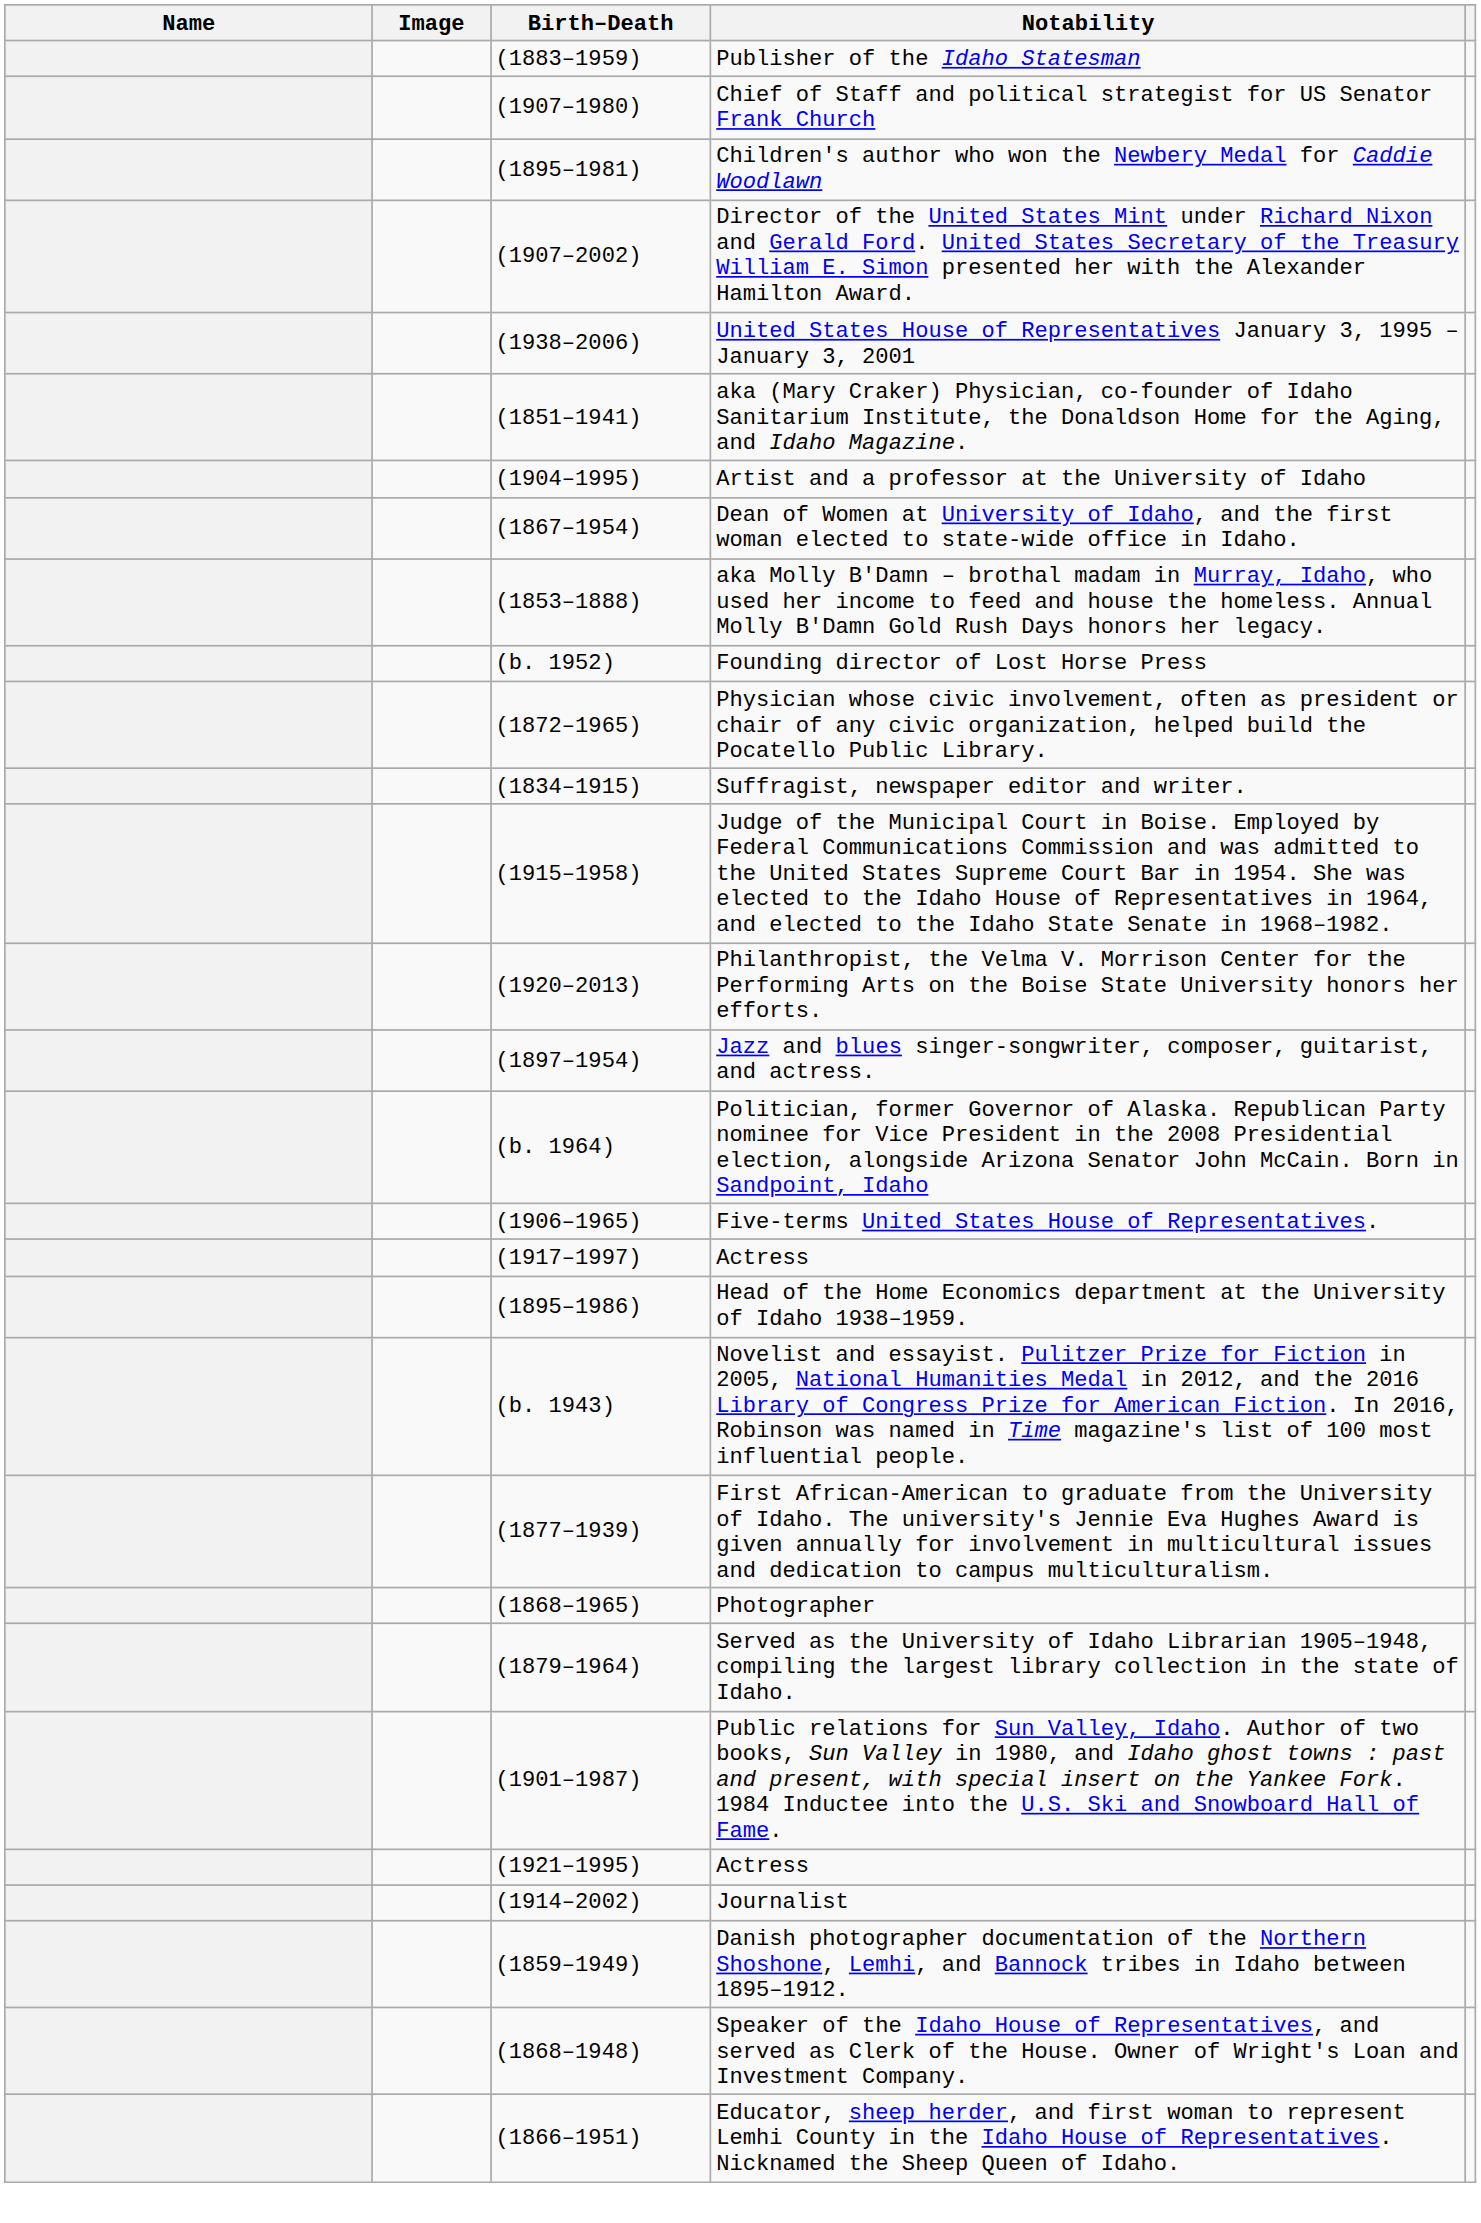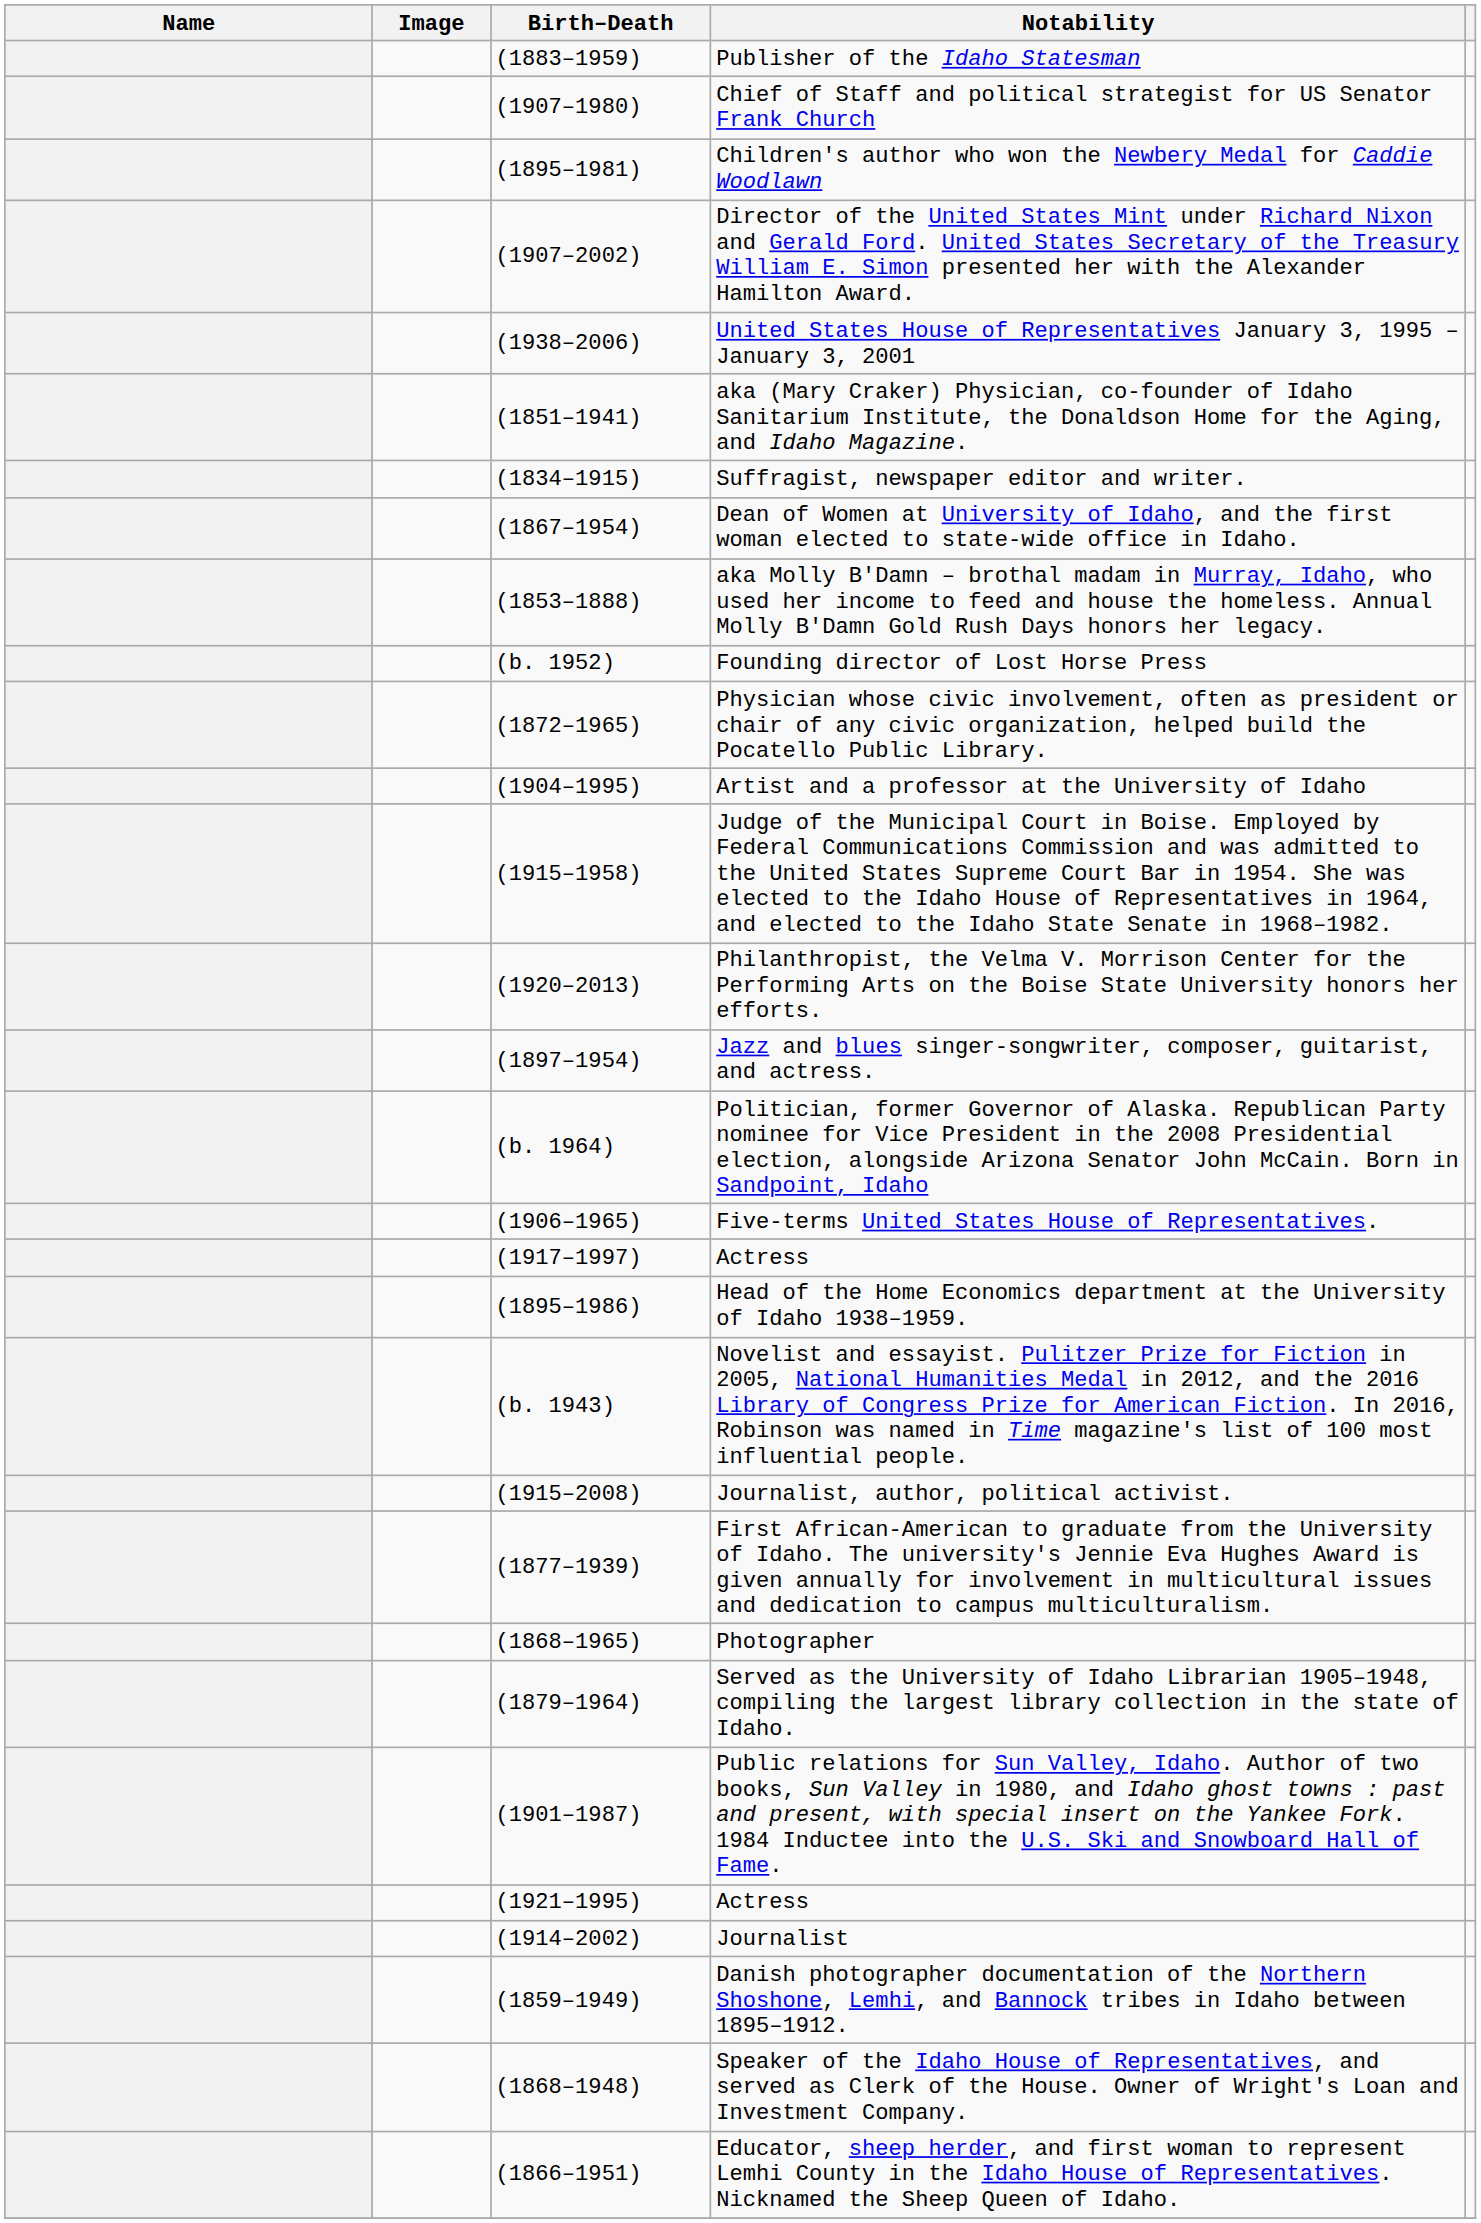rows swapped: (568, 787) <-> (568, 479)
+ row: (568, 1493)
